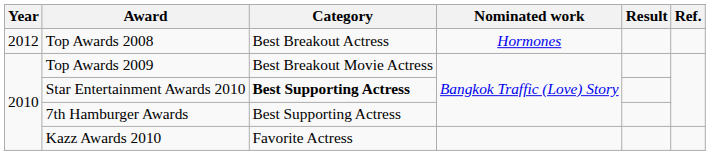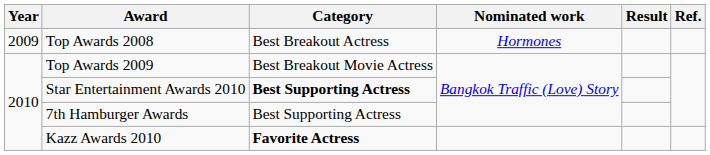(23, 41) 2012 -> (23, 41) 2009
(303, 138) normal -> (306, 138) bold
